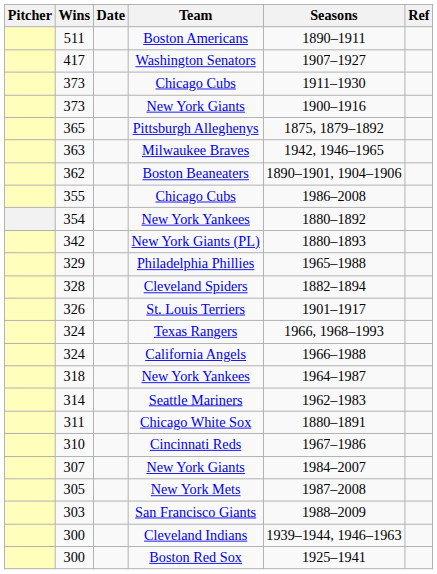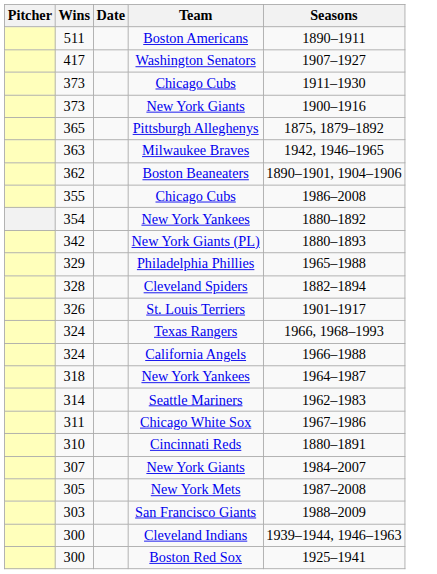- column: (419, 15)
(334, 422) 1880–1891 -> (334, 422) 1967–1986
(334, 444) 1967–1986 -> (334, 444) 1880–1891
